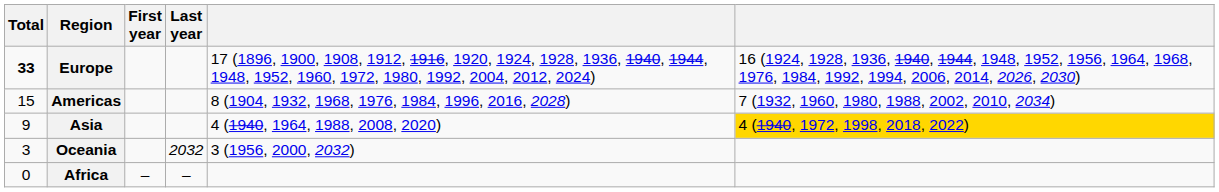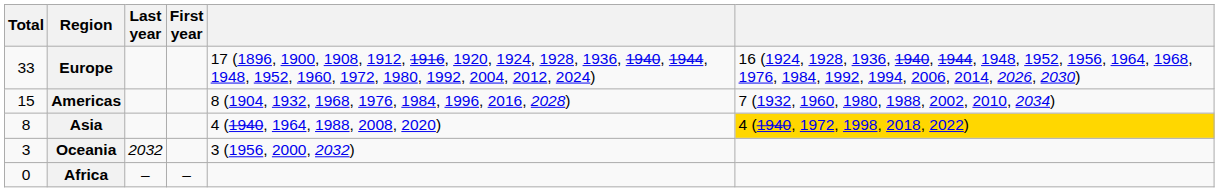columns swapped: (145, 25) <-> (186, 25)
(26, 67) bold -> (26, 67) normal
(26, 125) 9 -> (26, 125) 8
